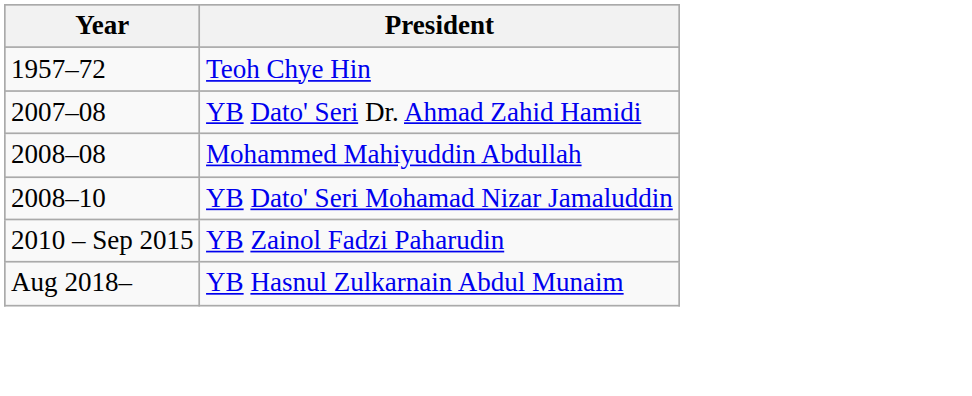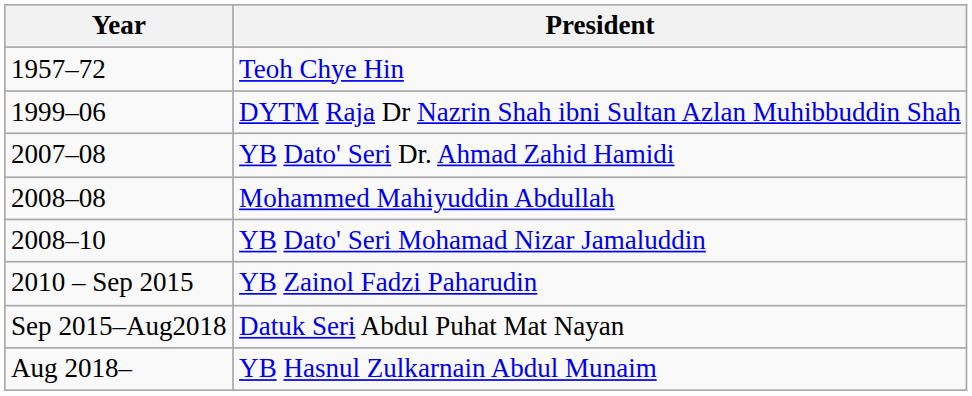+ row: (600, 111)
+ row: (432, 326)
